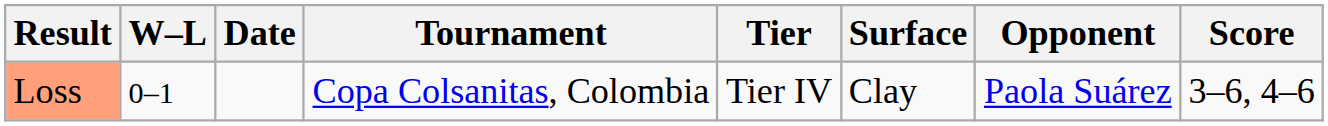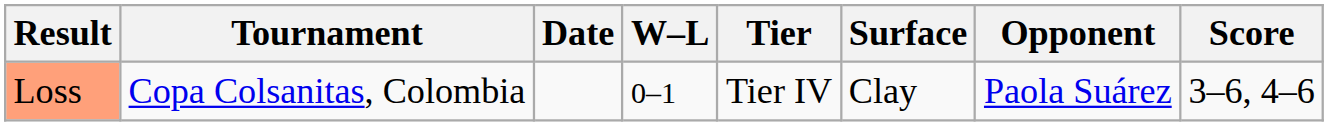columns swapped: (168, 33) <-> (511, 33)
